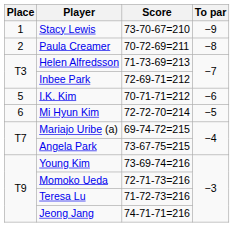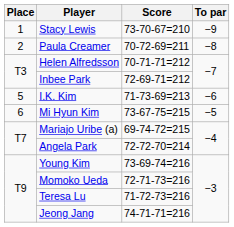(157, 63) 71-73-69=213 -> (157, 63) 70-71-71=212
(157, 96) 70-71-71=212 -> (157, 96) 71-73-69=213
(157, 113) 72-72-70=214 -> (157, 113) 73-67-75=215
(157, 146) 73-67-75=215 -> (157, 146) 72-72-70=214
